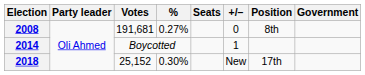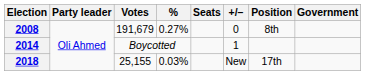(135, 29) 191,681 -> (135, 29) 191,679
(135, 62) 25,152 -> (135, 62) 25,155
(173, 62) 0.30% -> (173, 62) 0.03%
